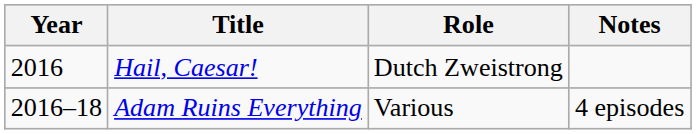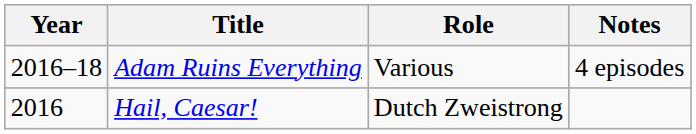rows swapped: (186, 66) <-> (238, 107)
